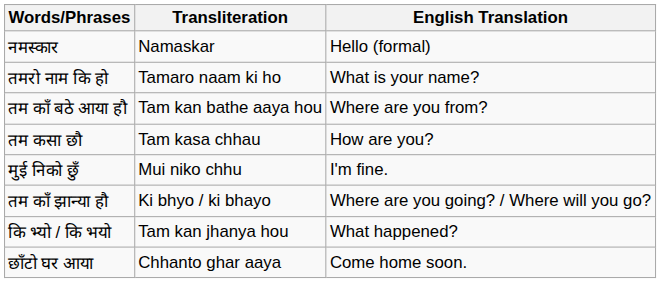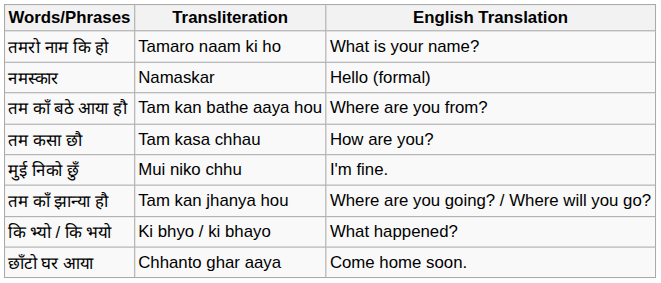rows swapped: (34, 47) <-> (58, 78)
(204, 200) Ki bhyo / ki bhayo -> (213, 200) Tam kan jhanya hou
(213, 231) Tam kan jhanya hou -> (204, 231) Ki bhyo / ki bhayo
